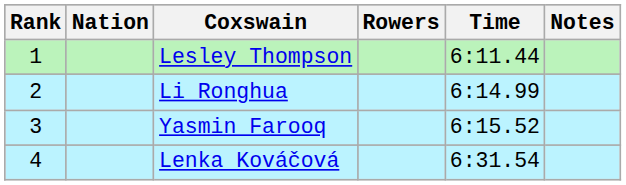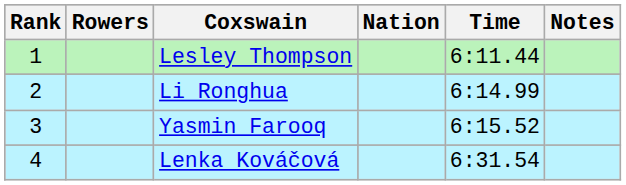columns swapped: (401, 22) <-> (110, 22)
